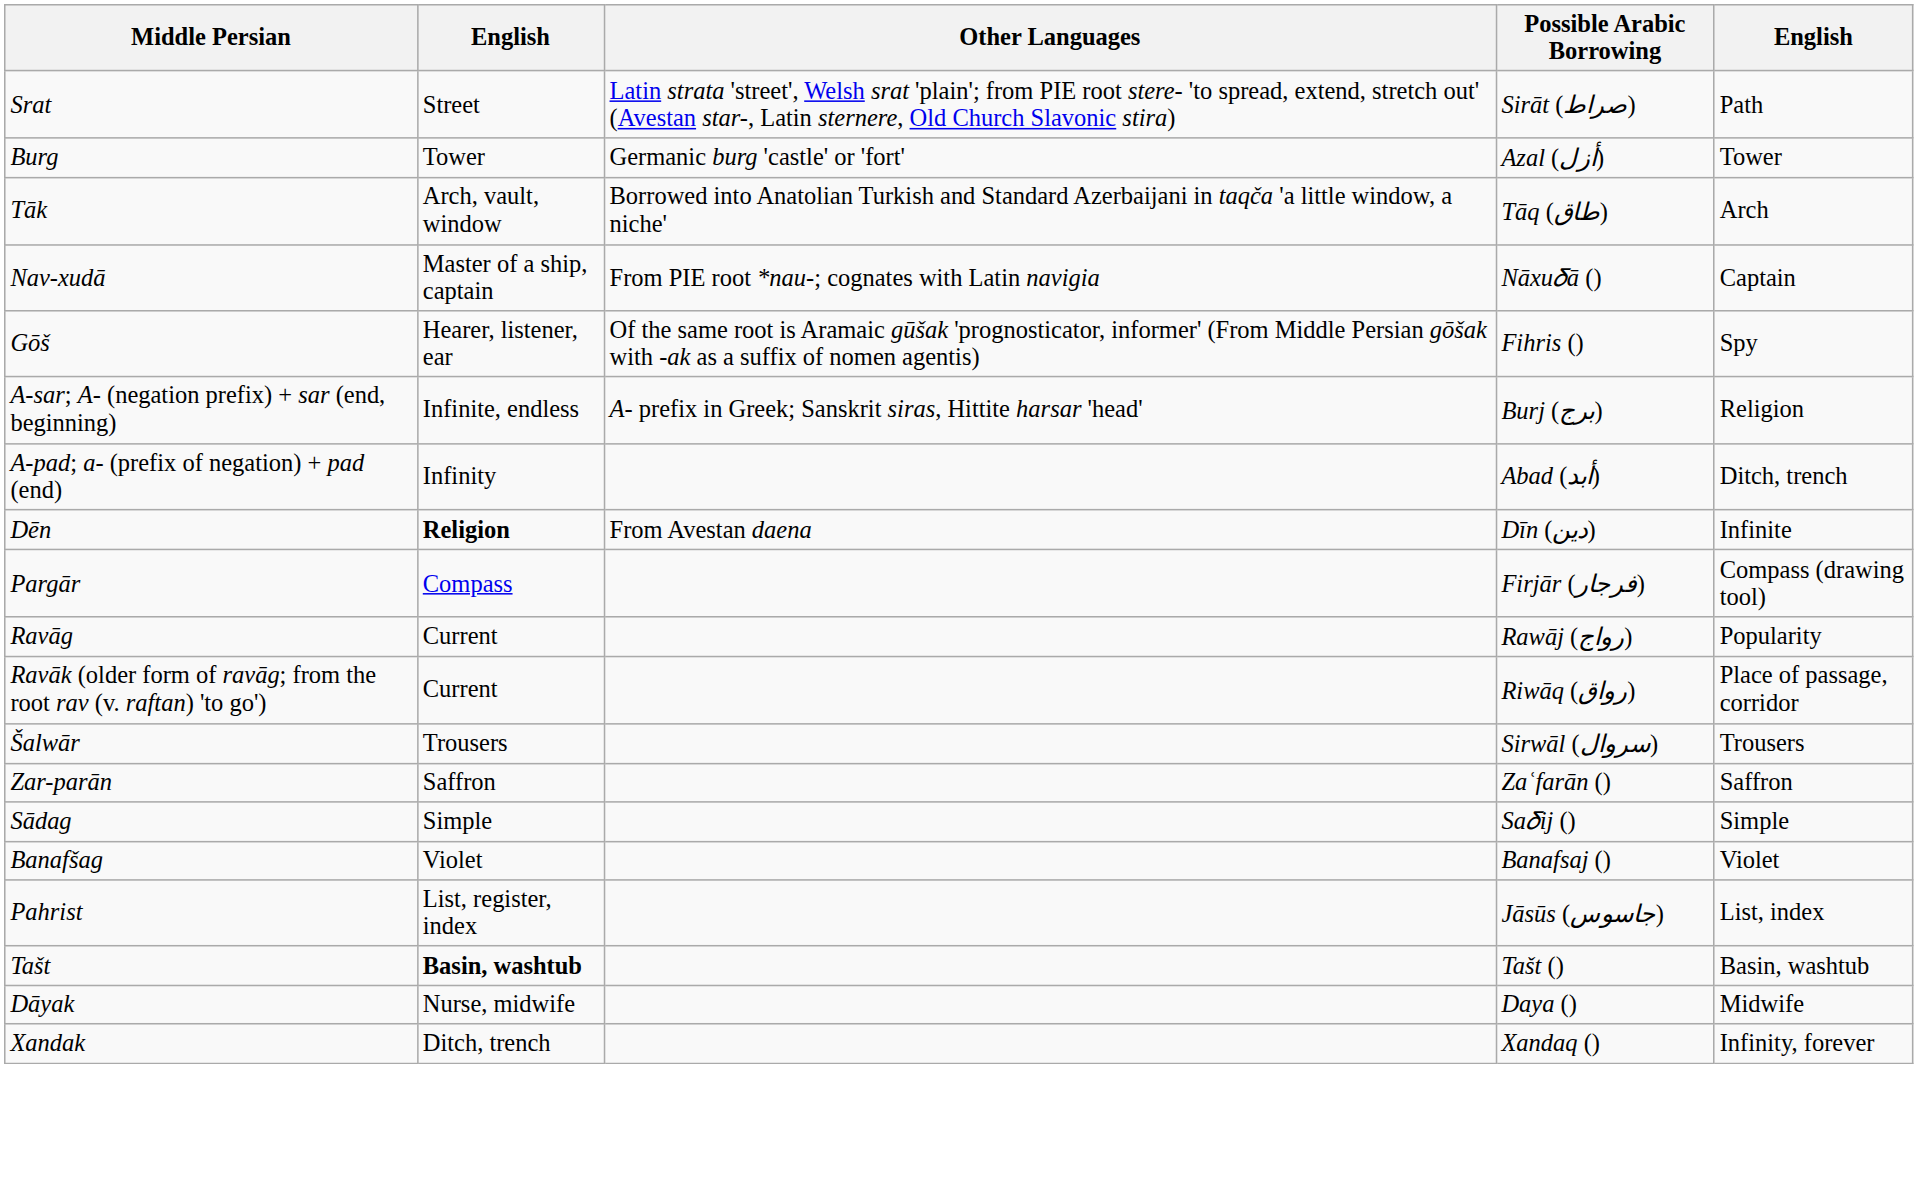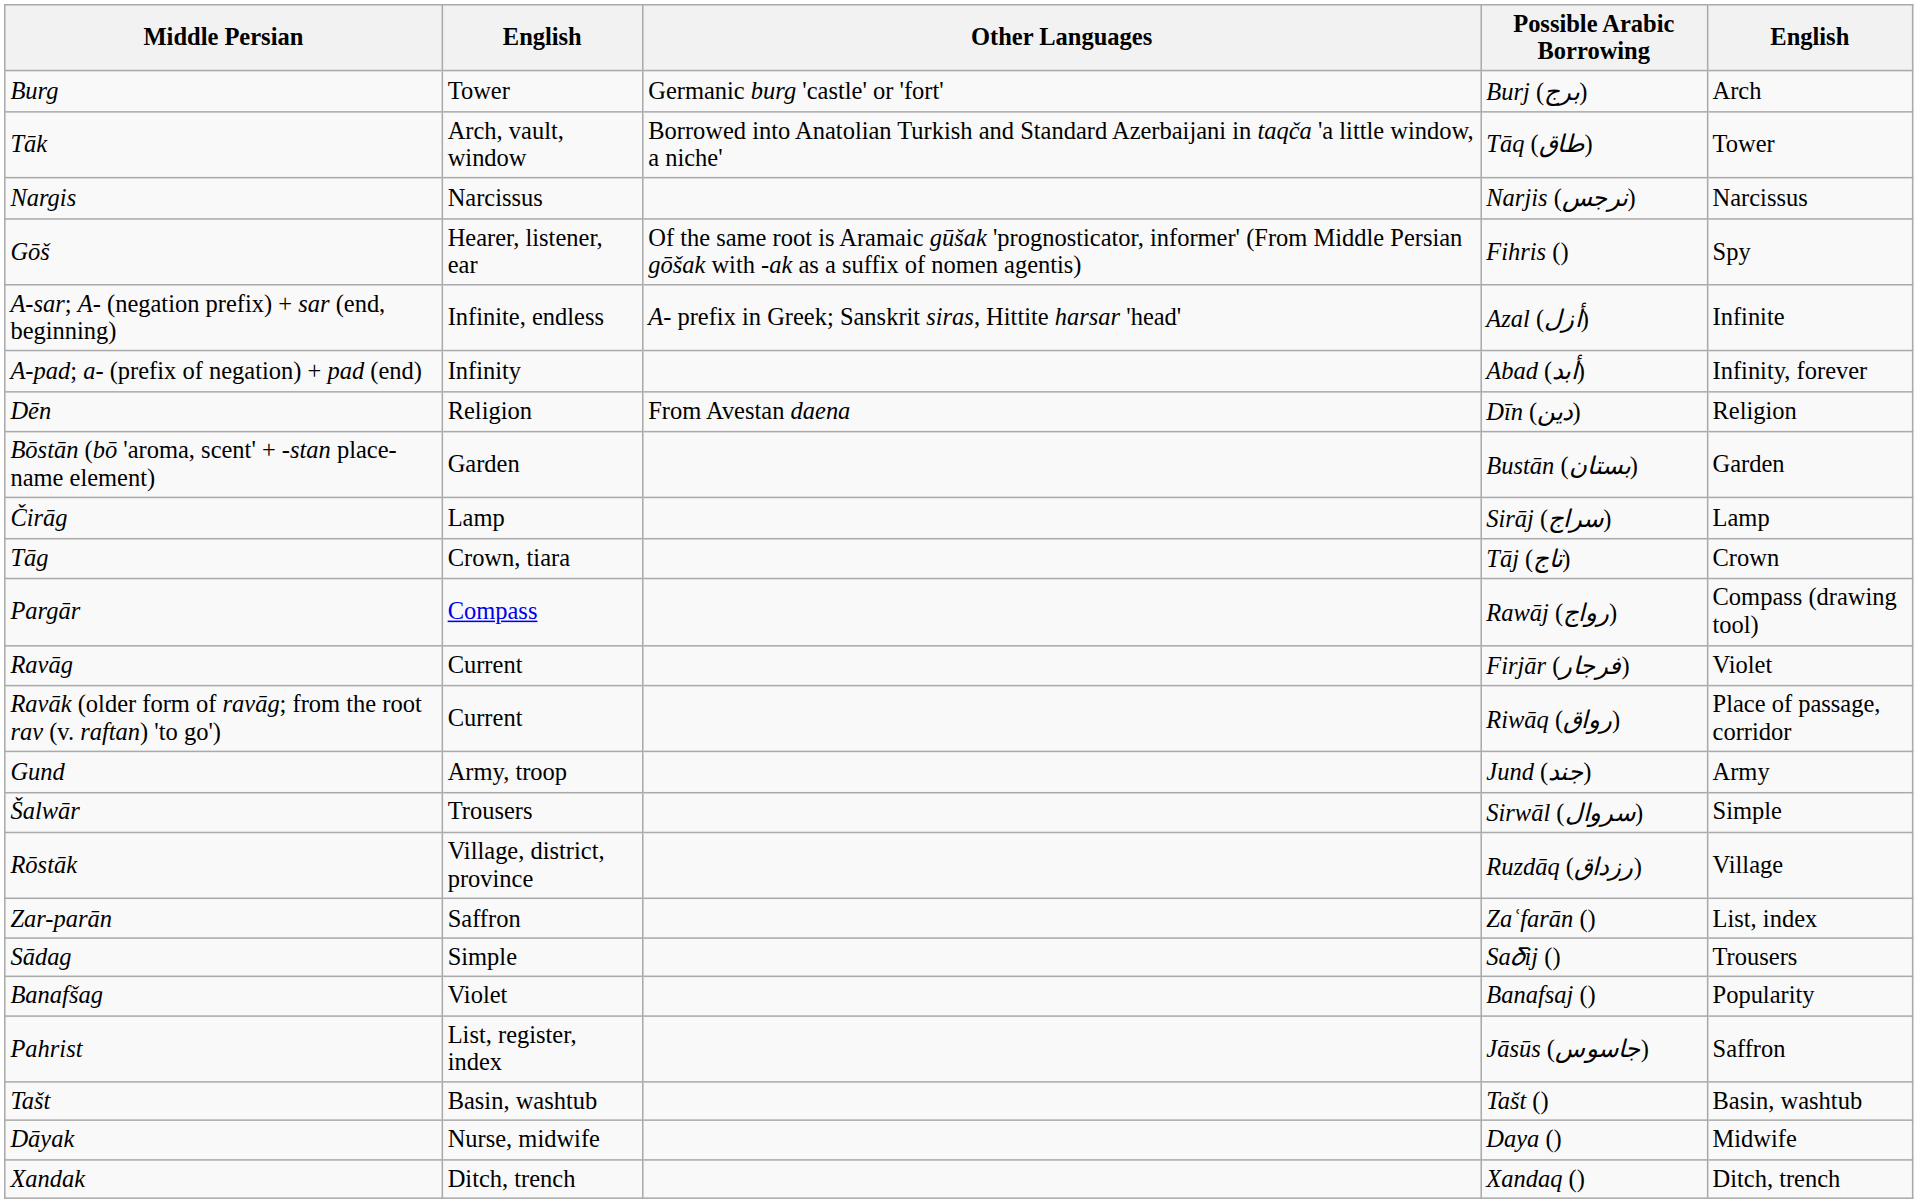- row: (31, 104)
(1553, 158) Azal (أزل) -> (1537, 91) Burj (برج)
(1751, 157) Tower -> (1737, 91) Arch
(1744, 210) Arch -> (1744, 144) Tower
- row: (58, 277)
+ row: (43, 197)
(1552, 410) Burj (برج) -> (1538, 318) Azal (أزل)
(1762, 409) Religion -> (1749, 317) Infinite
(1784, 476) Ditch, trench -> (1790, 370) Infinity, forever
(466, 529) bold -> (490, 411) normal
(1756, 529) Infinite -> (1755, 411) Religion
+ row: (204, 464)
+ row: (39, 517)
+ row: (29, 558)
(1573, 583) Firjār (فرجار) -> (1552, 612) Rawāj (رواج)
(1567, 637) Rawāj (رواج) -> (1558, 665) Firjār (فرجار)
(1771, 636) Popularity -> (1742, 664) Violet
+ row: (38, 771)
(1762, 743) Trousers -> (1747, 812) Simple
+ row: (44, 865)
(1756, 782) Saffron -> (1765, 918) List, index
(1754, 821) Simple -> (1755, 956) Trousers
(1750, 860) Violet -> (1764, 995) Popularity
(1772, 912) List, index -> (1749, 1048) Saffron
(502, 965) bold -> (522, 1100) normal
(1797, 1043) Infinity, forever -> (1776, 1178) Ditch, trench
